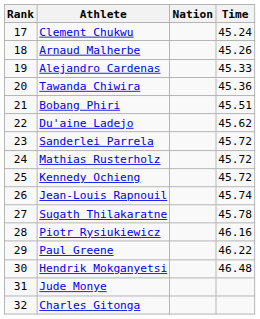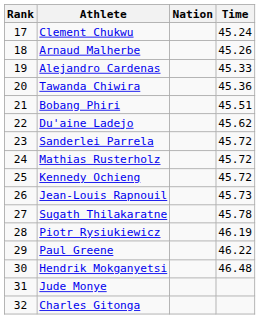(235, 196) 45.74 -> (235, 196) 45.73
(235, 232) 46.16 -> (235, 232) 46.19
